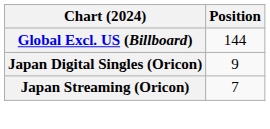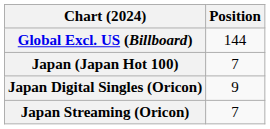+ row: (105, 64)
